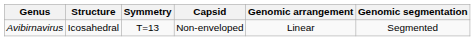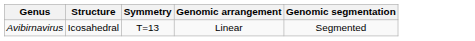- column: (210, 12)
